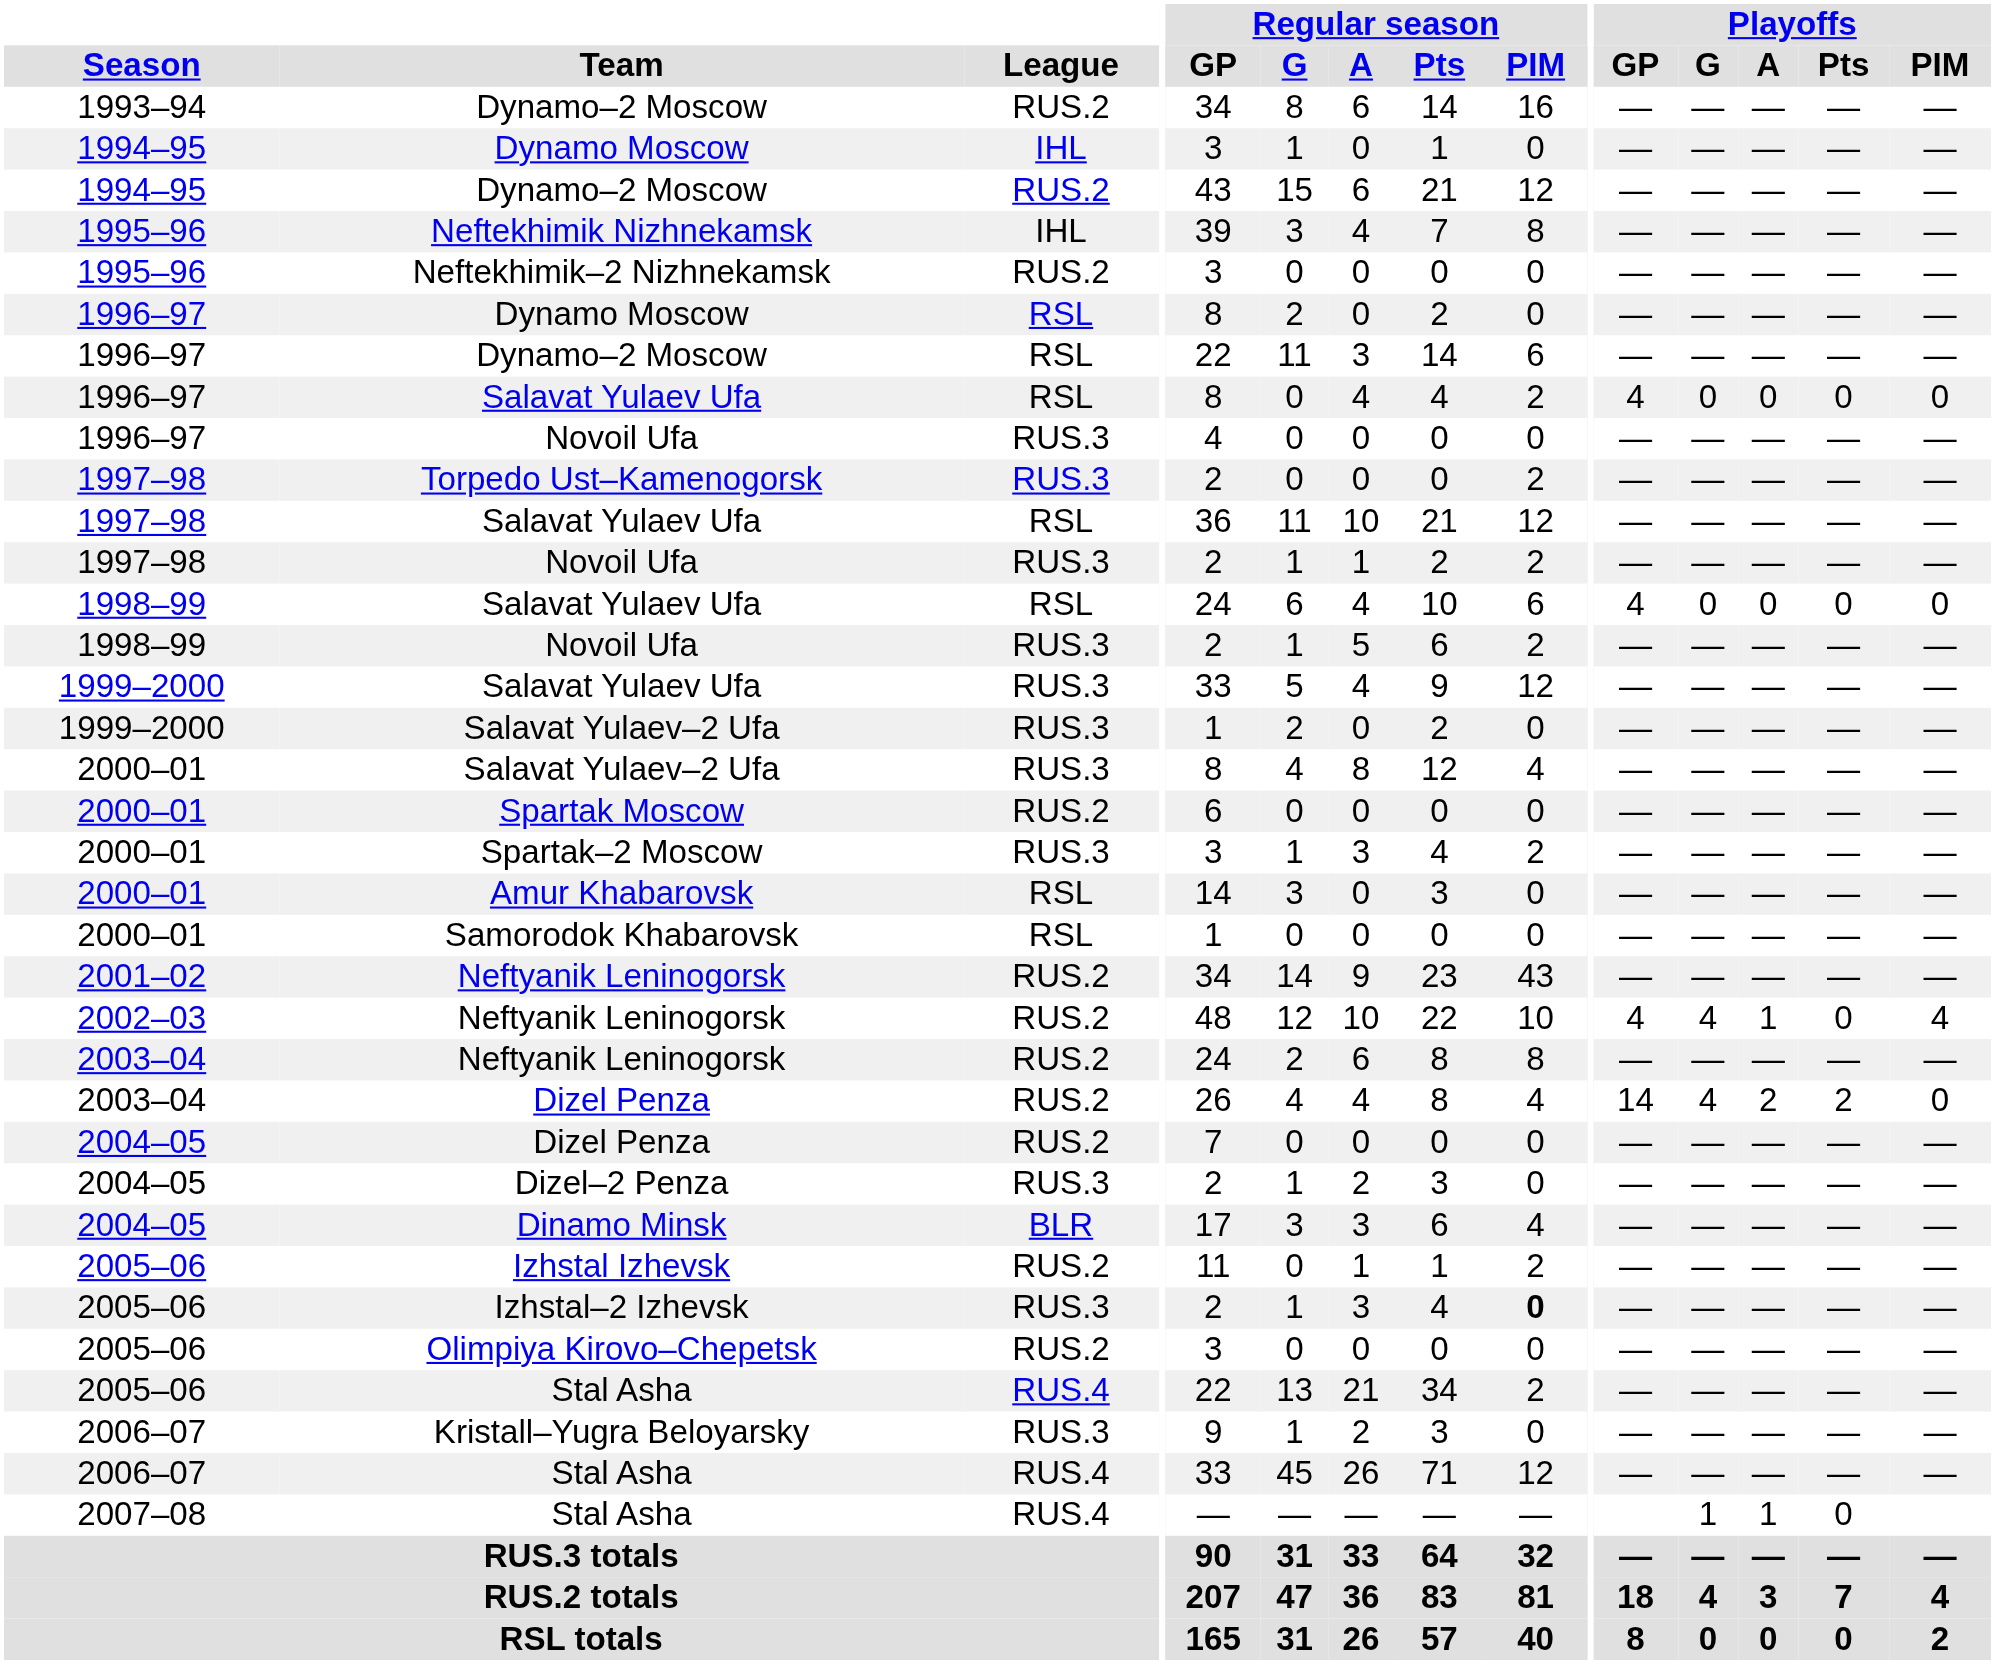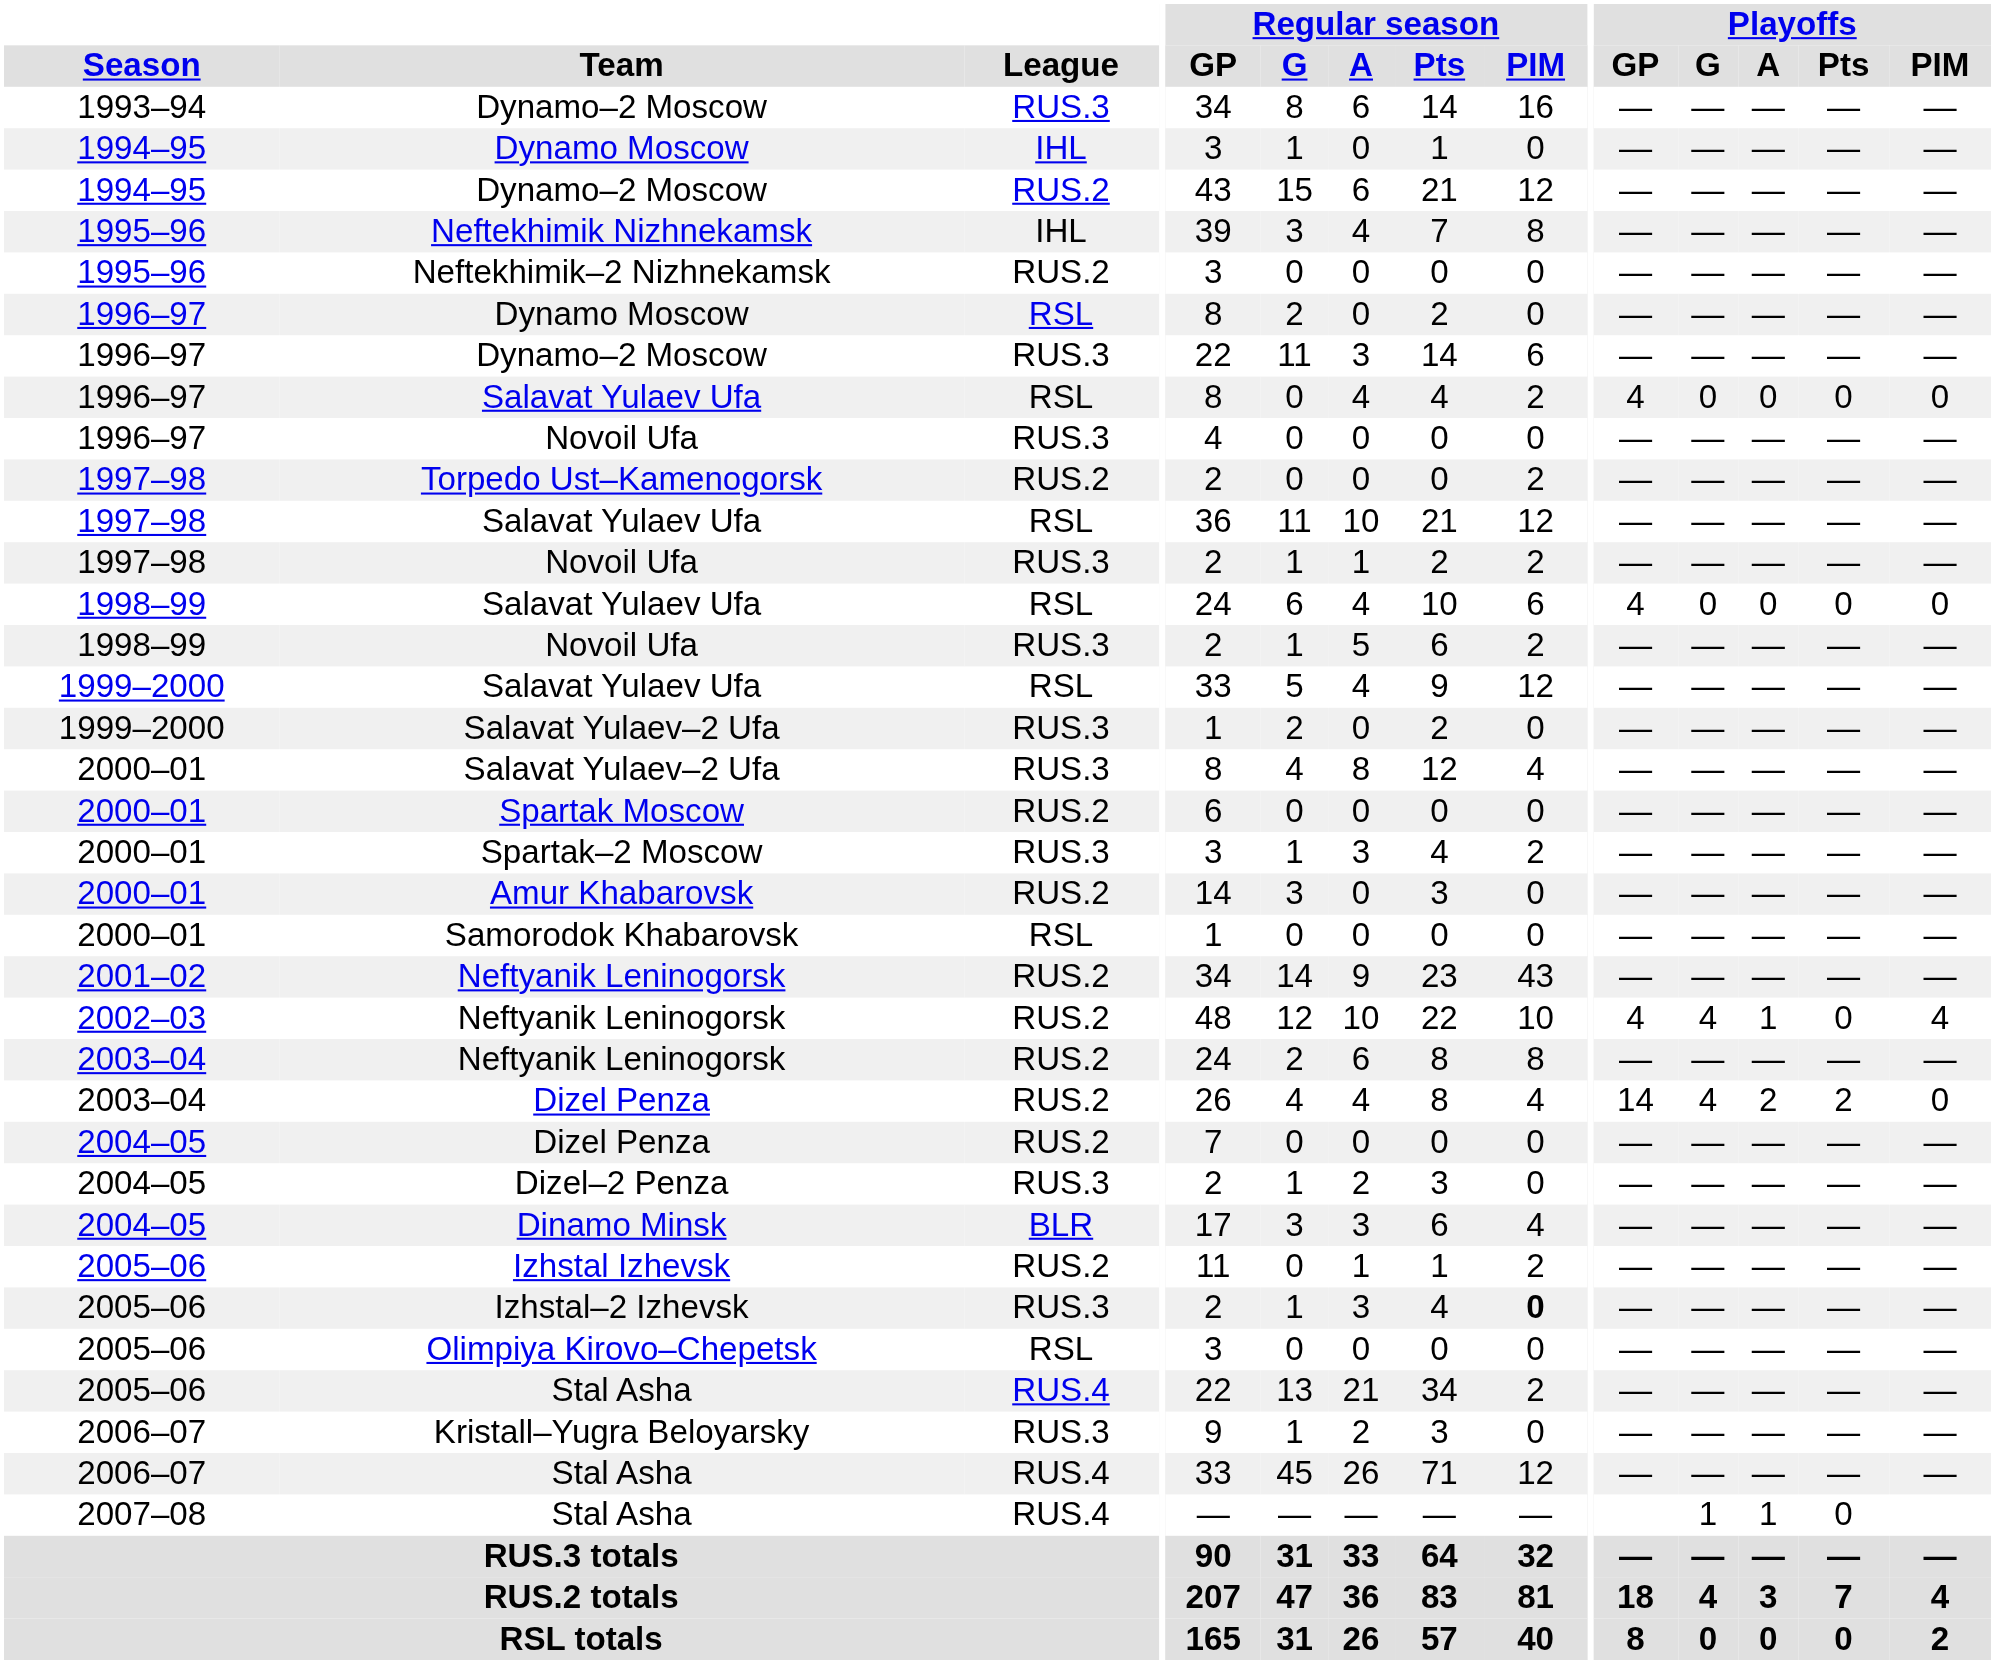(1061, 106) RUS.2 -> (1061, 106) RUS.3
(1061, 355) RSL -> (1061, 355) RUS.3
(1061, 479) RUS.3 -> (1061, 479) RUS.2
(1061, 686) RUS.3 -> (1061, 686) RSL
(1061, 893) RSL -> (1061, 893) RUS.2
(1061, 1348) RUS.2 -> (1061, 1348) RSL
